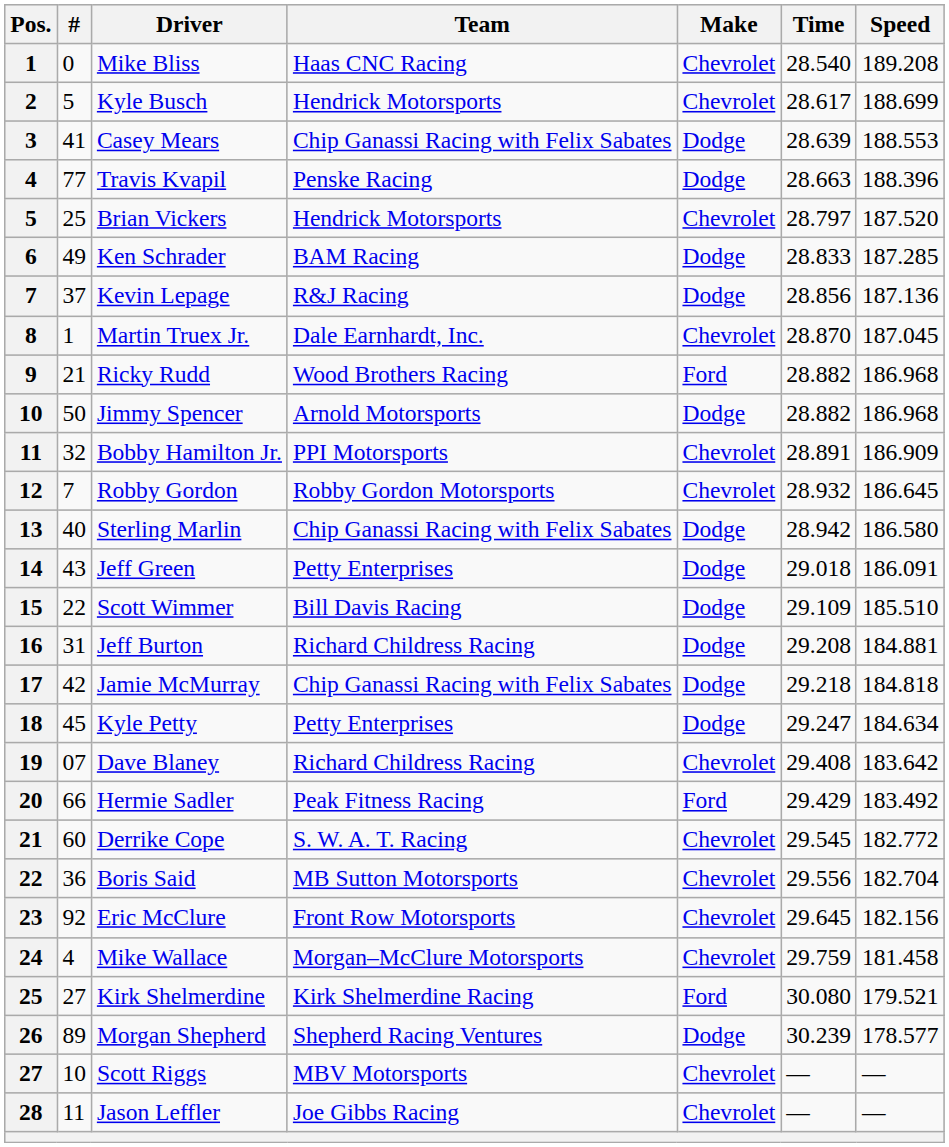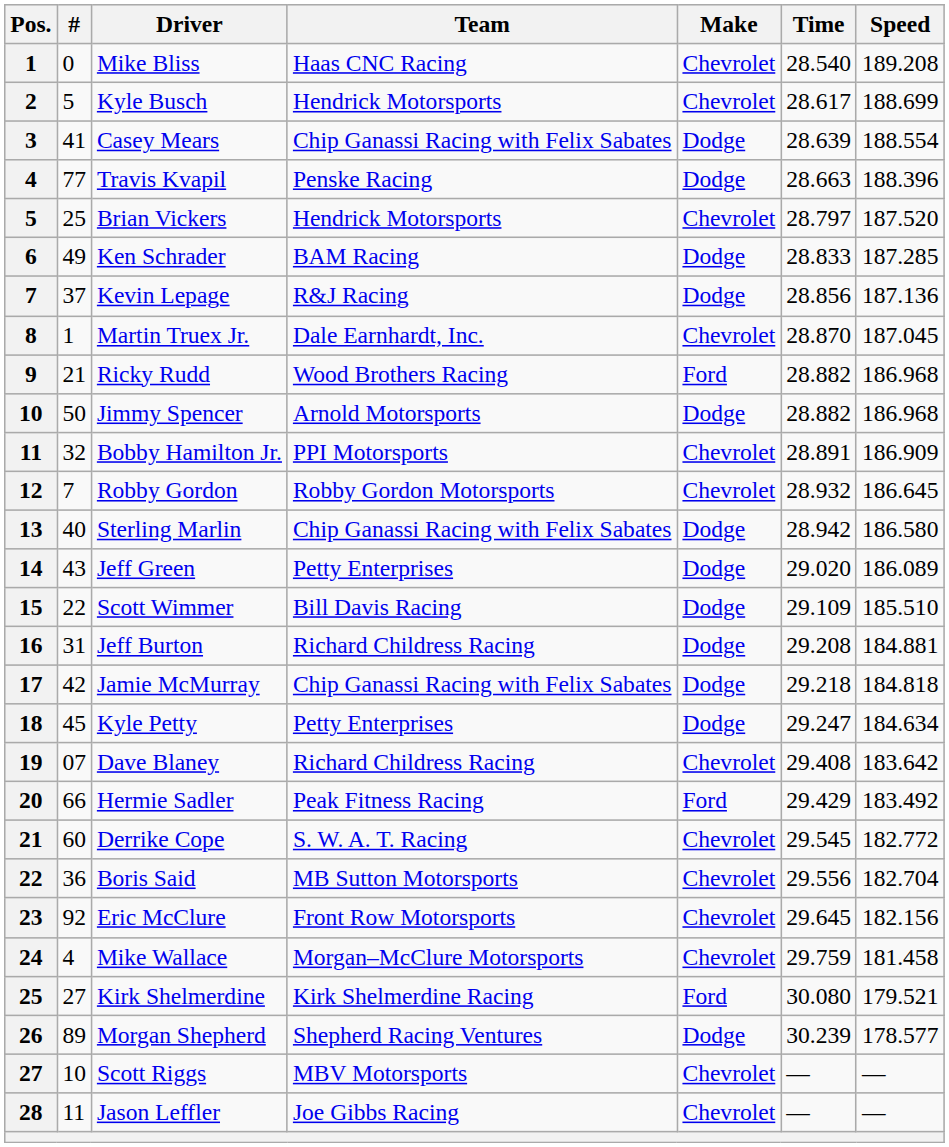(900, 140) 188.553 -> (900, 140) 188.554
(819, 567) 29.018 -> (819, 567) 29.020
(900, 567) 186.091 -> (900, 567) 186.089
